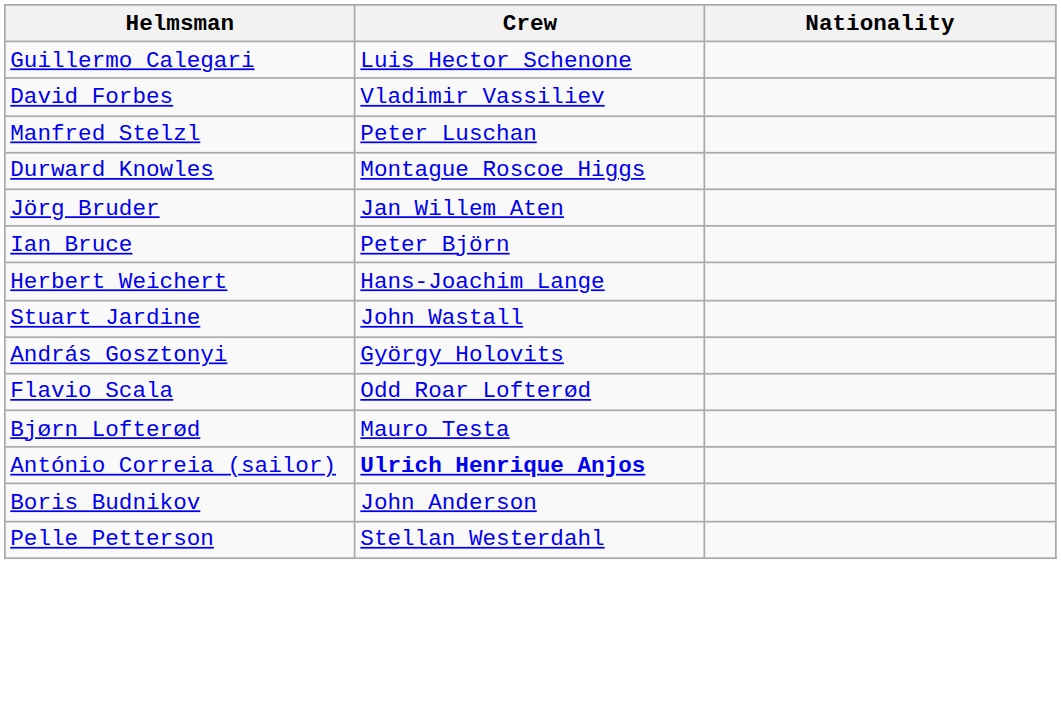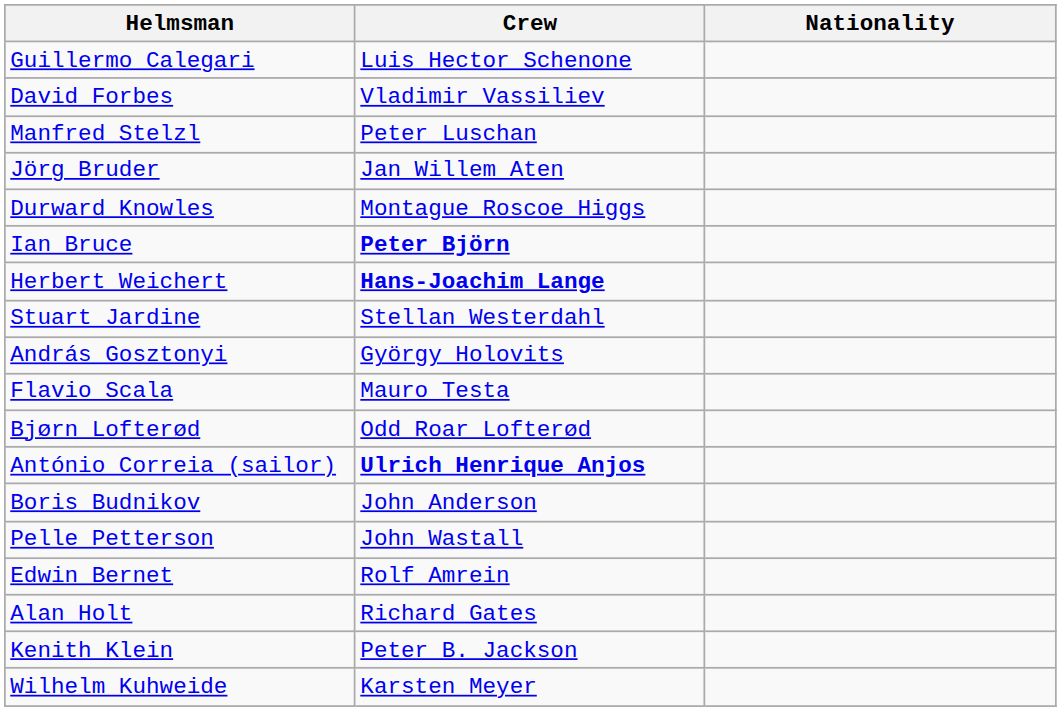rows swapped: (112, 171) <-> (85, 208)
(435, 245) normal -> (435, 245) bold
(482, 281) normal -> (482, 281) bold
(442, 318) John Wastall -> (482, 318) Stellan Westerdahl
(476, 392) Odd Roar Lofterød -> (435, 392) Mauro Testa
(435, 429) Mauro Testa -> (476, 429) Odd Roar Lofterød
(482, 539) Stellan Westerdahl -> (442, 539) John Wastall
+ row: (92, 576)
+ row: (71, 613)
+ row: (92, 650)
+ row: (119, 687)
